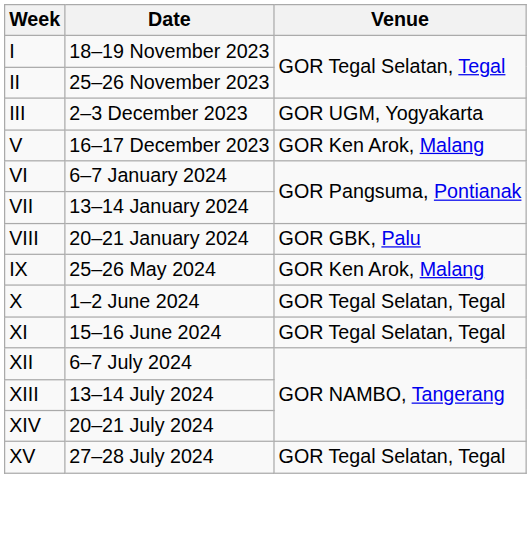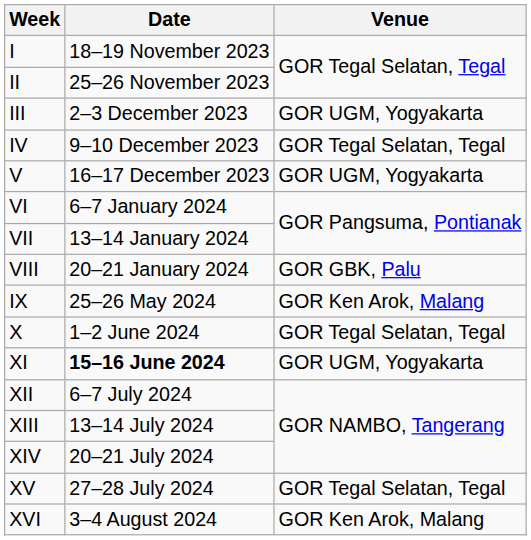+ row: (18, 144)
(381, 144) GOR Ken Arok, Malang -> (381, 176) GOR UGM, Yogyakarta
(145, 332) normal -> (147, 363) bold
(392, 332) GOR Tegal Selatan, Tegal -> (381, 363) GOR UGM, Yogyakarta
+ row: (25, 519)
